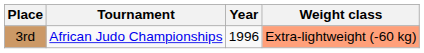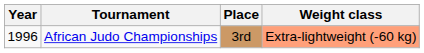columns swapped: (244, 15) <-> (25, 15)
